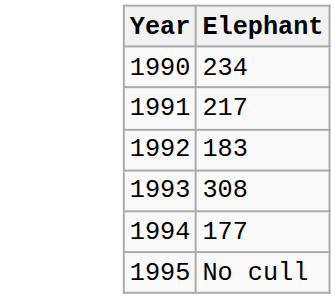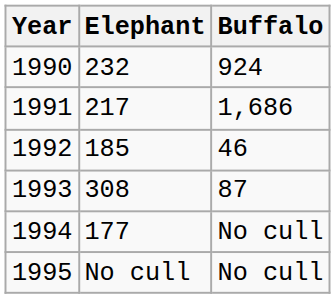+ column: (271, 26)
(225, 67) 234 -> (107, 67) 232
(225, 150) 183 -> (107, 150) 185
